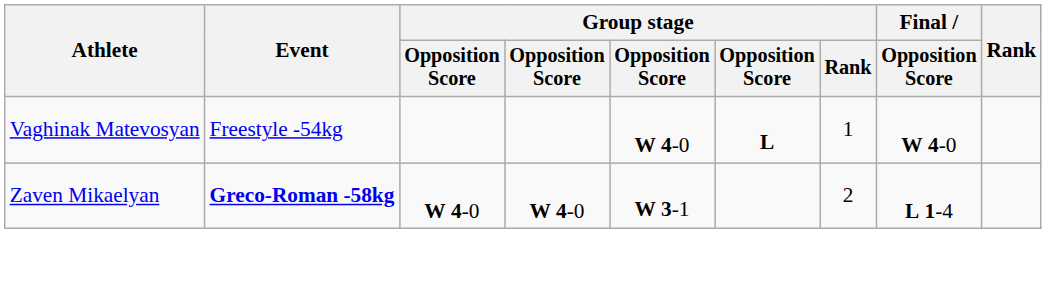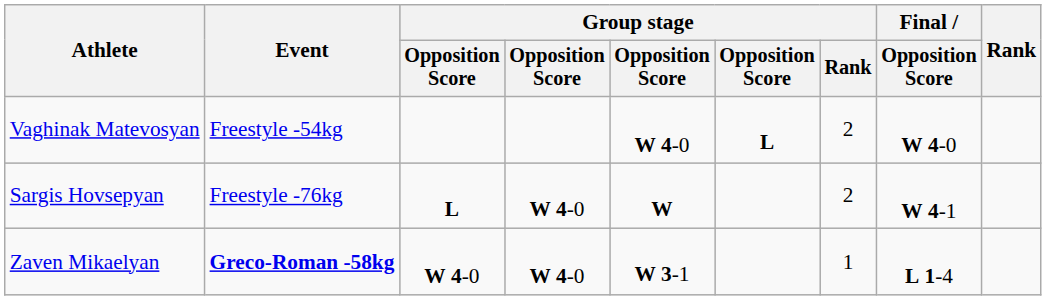(848, 129) 1 -> (848, 129) 2
+ row: (87, 195)
(848, 195) 2 -> (848, 261) 1
